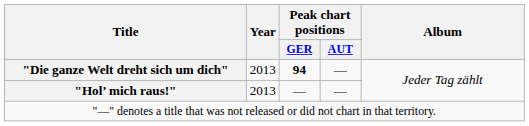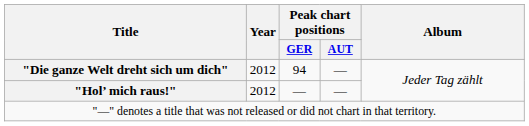(263, 69) 2013 -> (263, 69) 2012
(299, 69) bold -> (299, 69) normal
(263, 90) 2013 -> (263, 90) 2012
